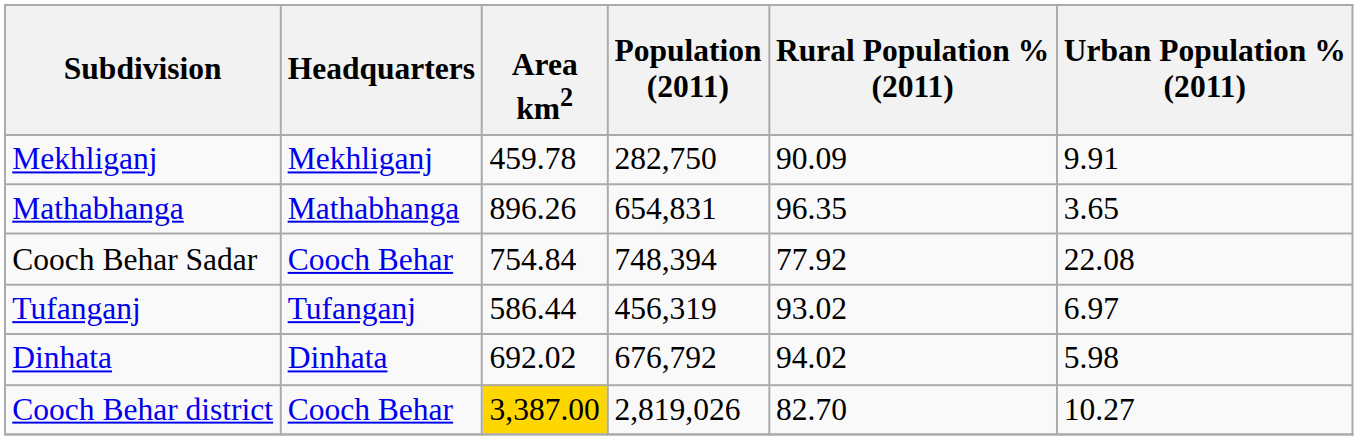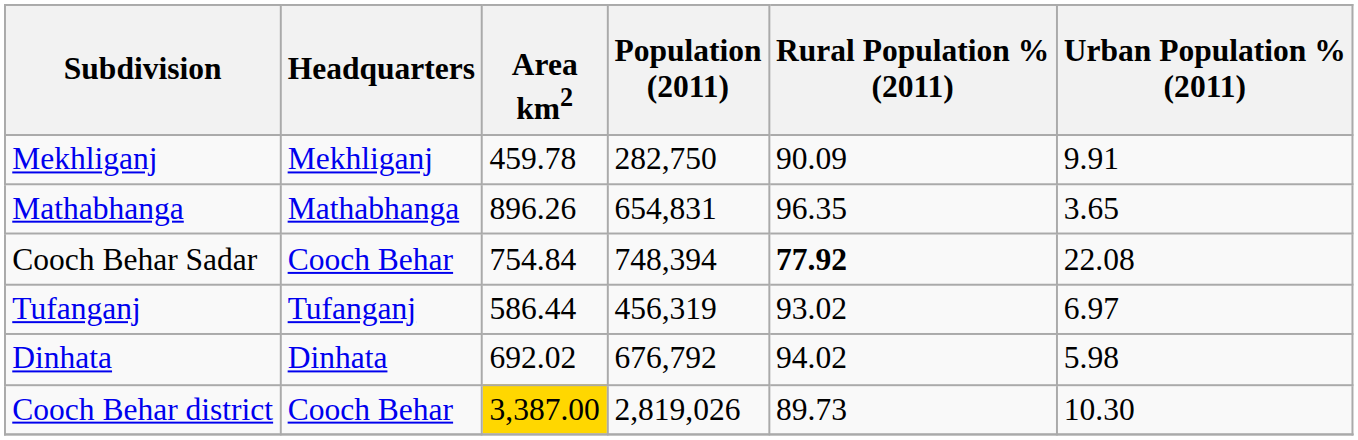(812, 258) normal -> (812, 258) bold
(812, 408) 82.70 -> (812, 408) 89.73
(1099, 408) 10.27 -> (1099, 408) 10.30
